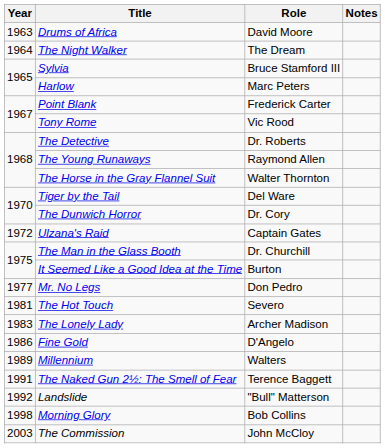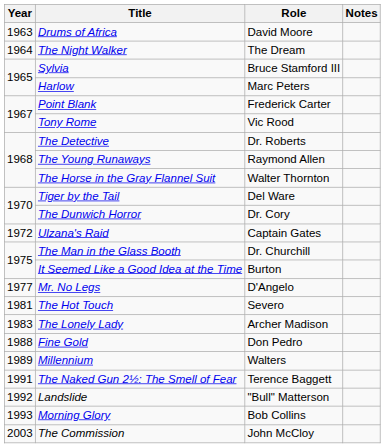(275, 287) Don Pedro -> (271, 287) D'Angelo
(20, 342) 1986 -> (20, 342) 1988
(271, 342) D'Angelo -> (275, 342) Don Pedro
(20, 415) 1998 -> (20, 415) 1993
